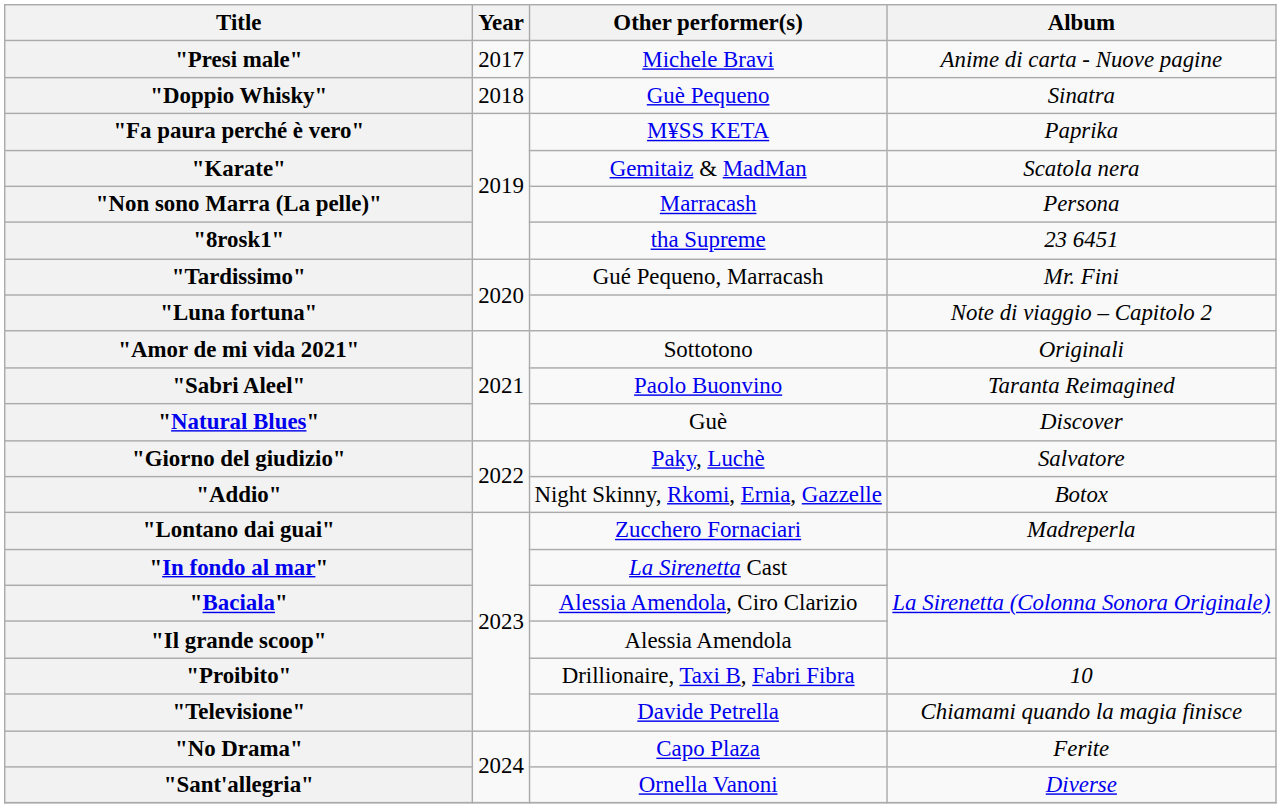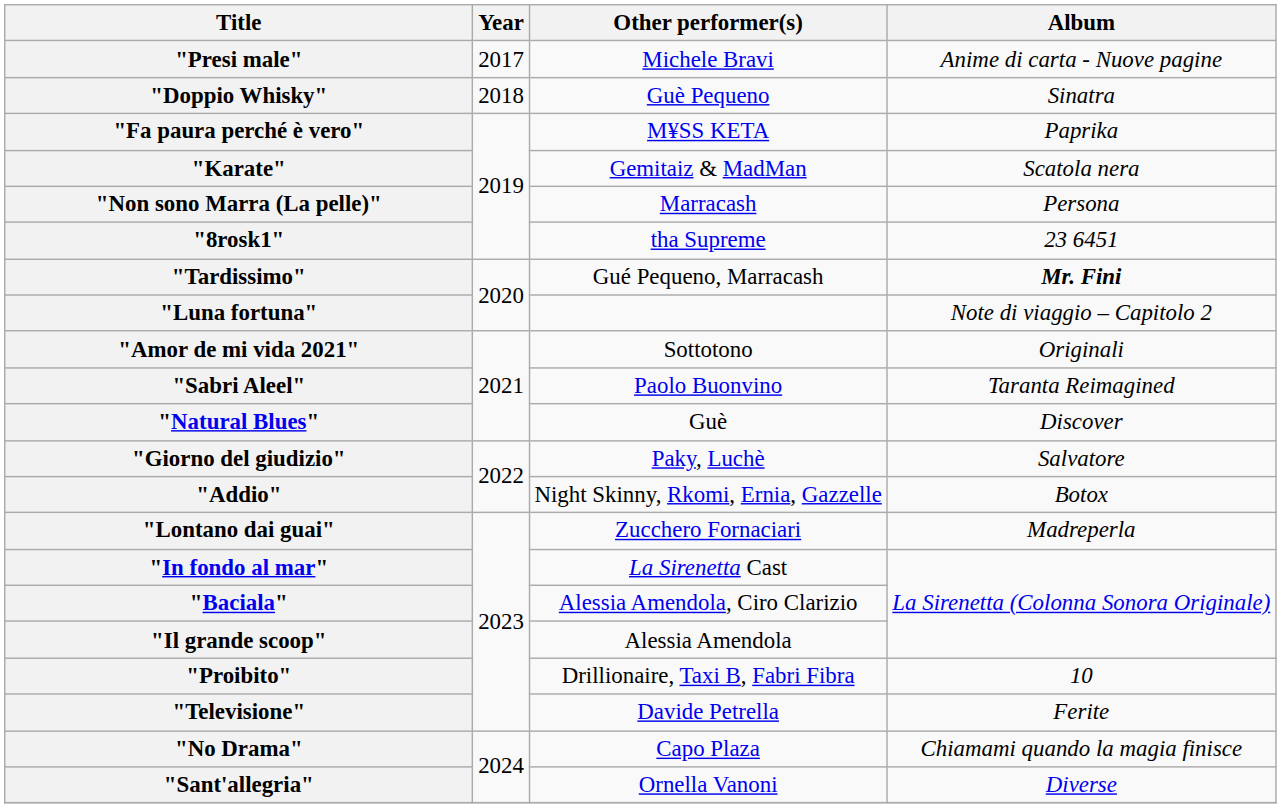(1081, 276) normal -> (1081, 276) bold
(1081, 712) Chiamami quando la magia finisce -> (1081, 712) Ferite
(1081, 748) Ferite -> (1081, 748) Chiamami quando la magia finisce
